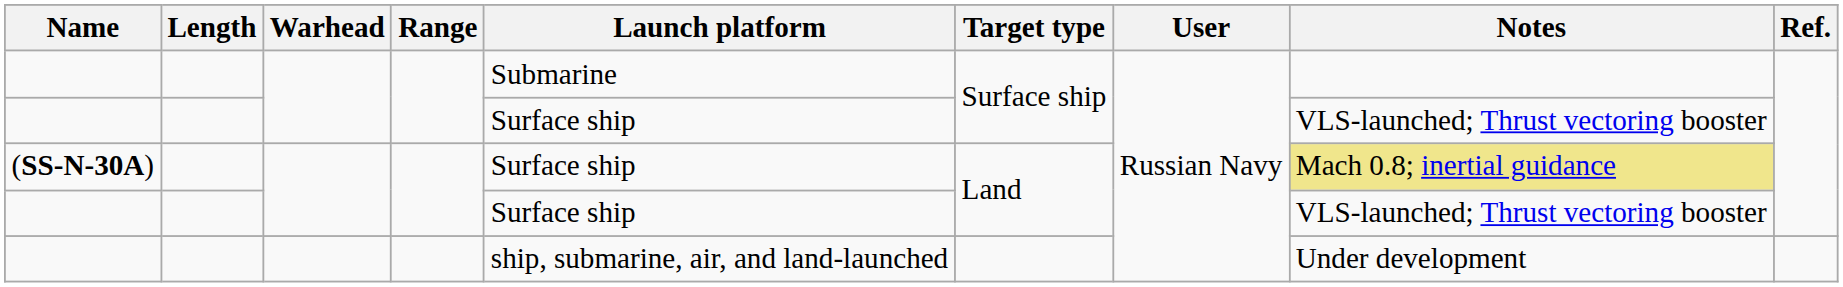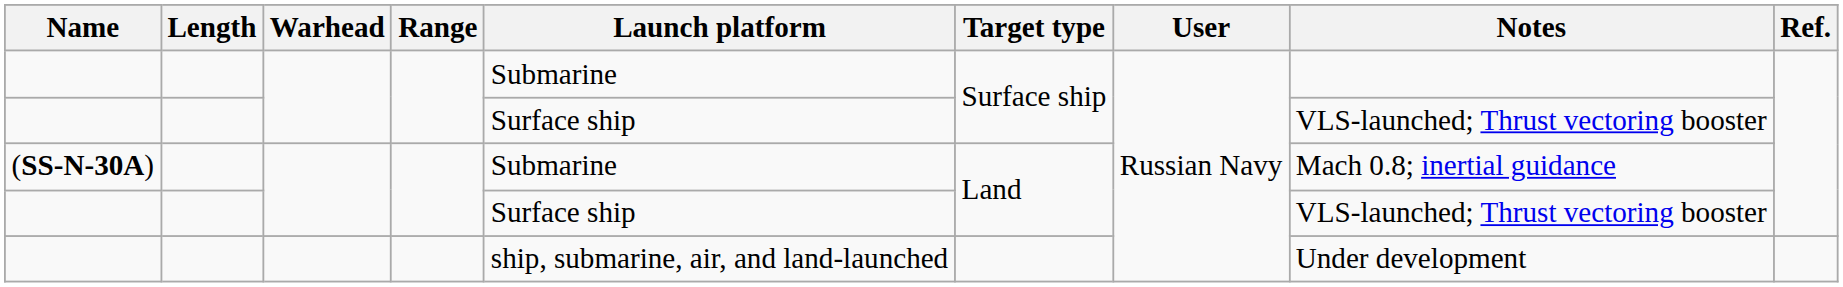(563, 166) Surface ship -> (554, 166) Submarine
(1456, 166) khaki background -> (1456, 166) no background
